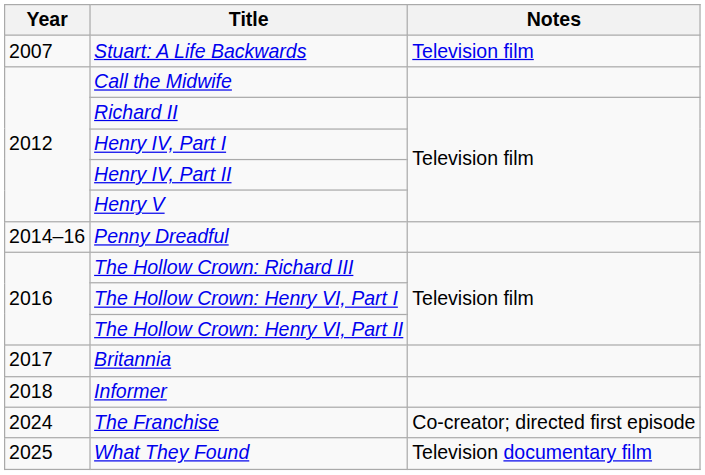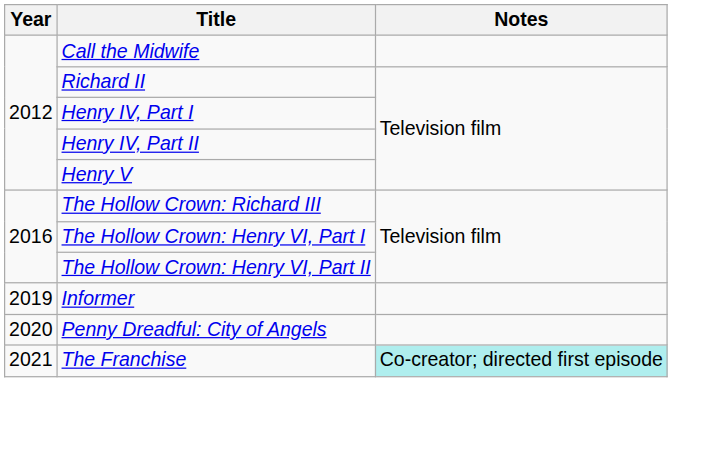- row: (200, 50)
- row: (161, 236)
- row: (133, 360)
(31, 391) 2018 -> (31, 298) 2019
+ row: (194, 329)
(31, 422) 2024 -> (31, 360) 2021
(554, 422) no background -> (521, 360) paleturquoise background
- row: (172, 453)
